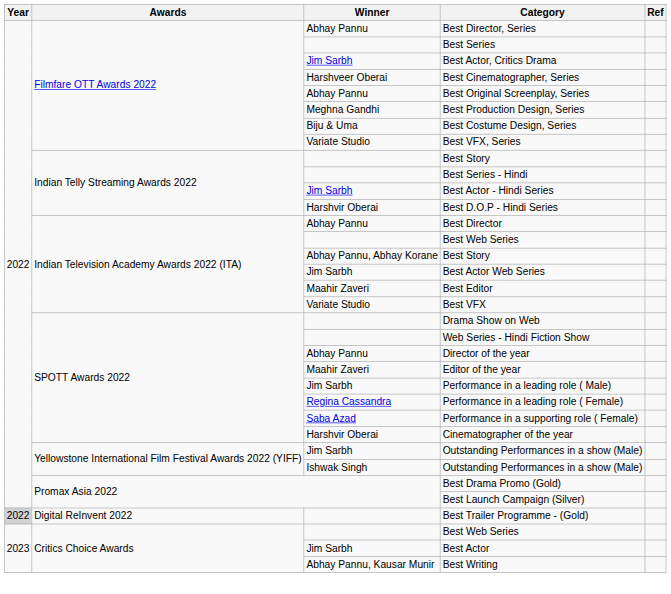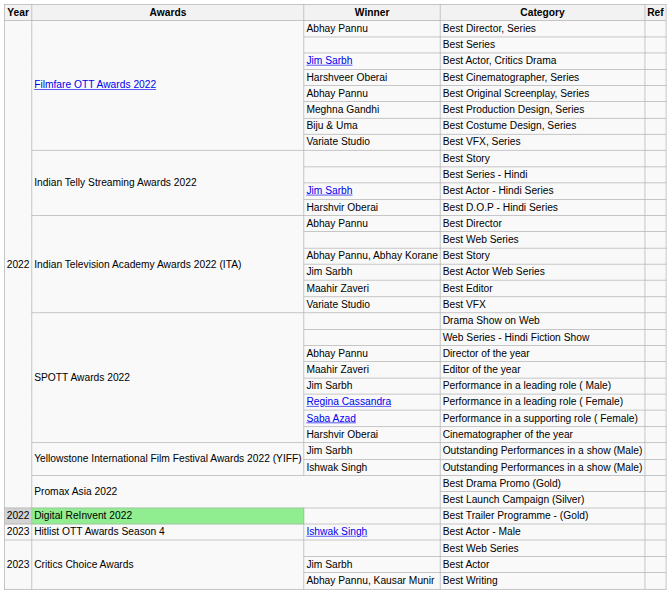(83, 516) no background -> (83, 516) lightgreen background
+ row: (337, 532)
